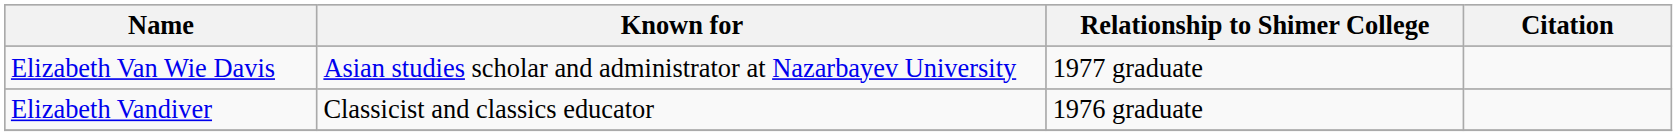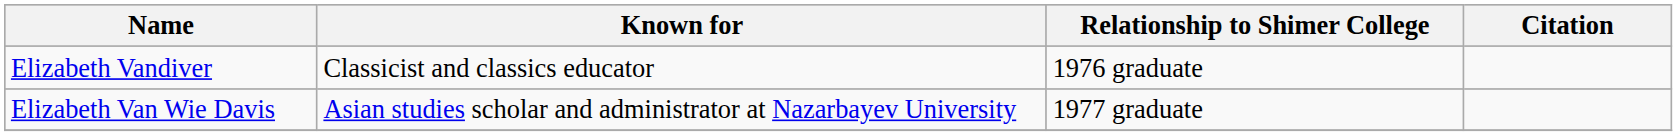rows swapped: (143, 67) <-> (111, 109)
